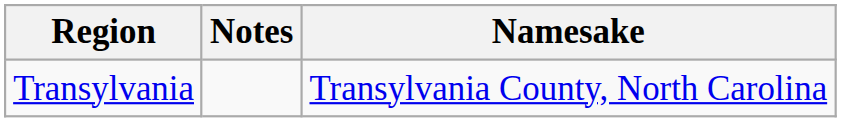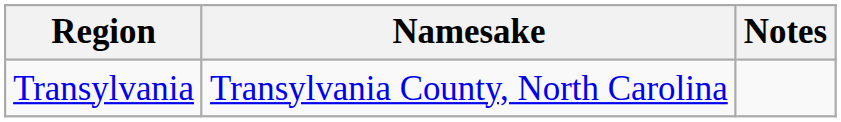columns swapped: (568, 32) <-> (252, 32)
